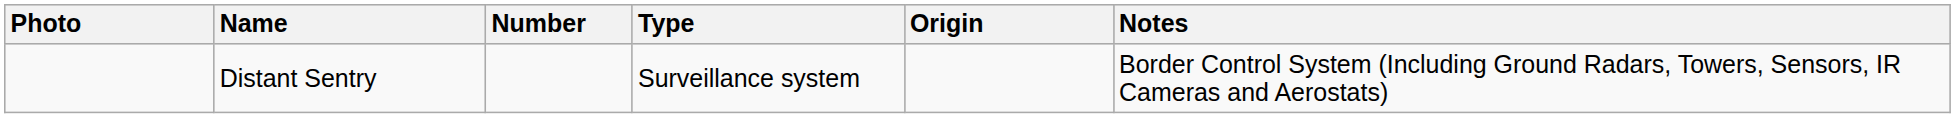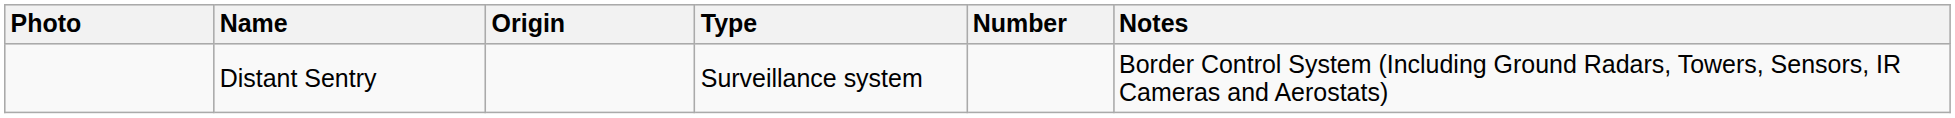columns swapped: (947, 24) <-> (539, 24)
